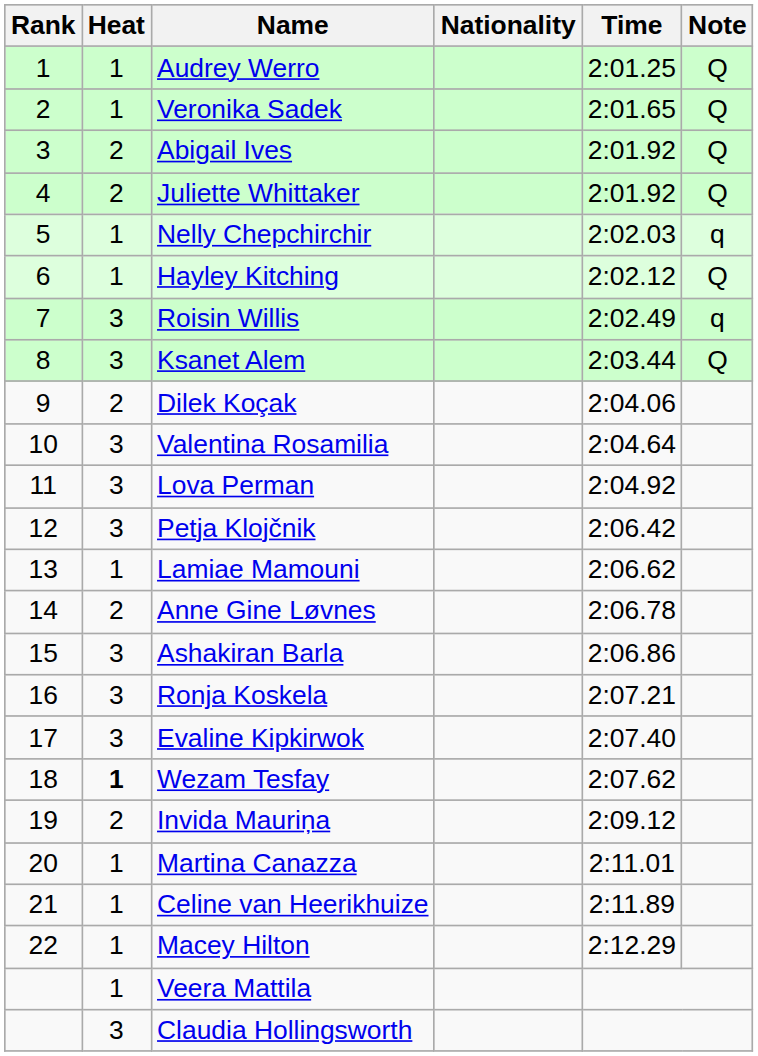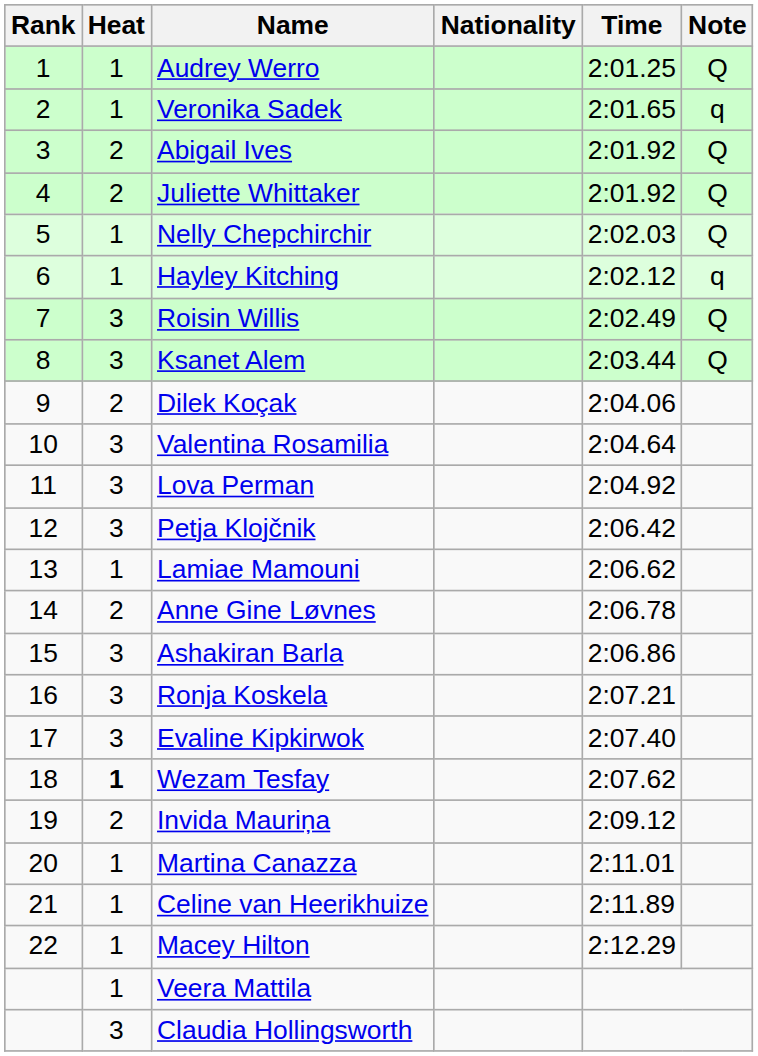(717, 109) Q -> (717, 109) q
(717, 234) q -> (717, 234) Q
(717, 276) Q -> (717, 276) q
(717, 318) q -> (717, 318) Q
